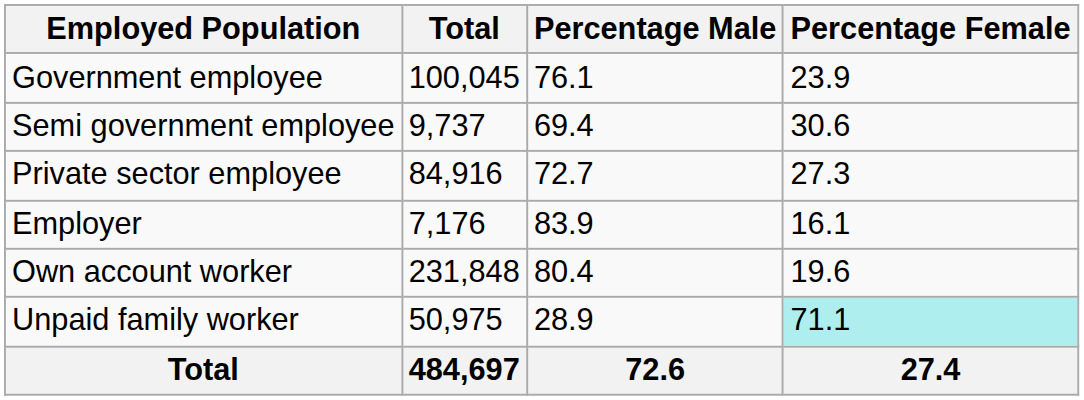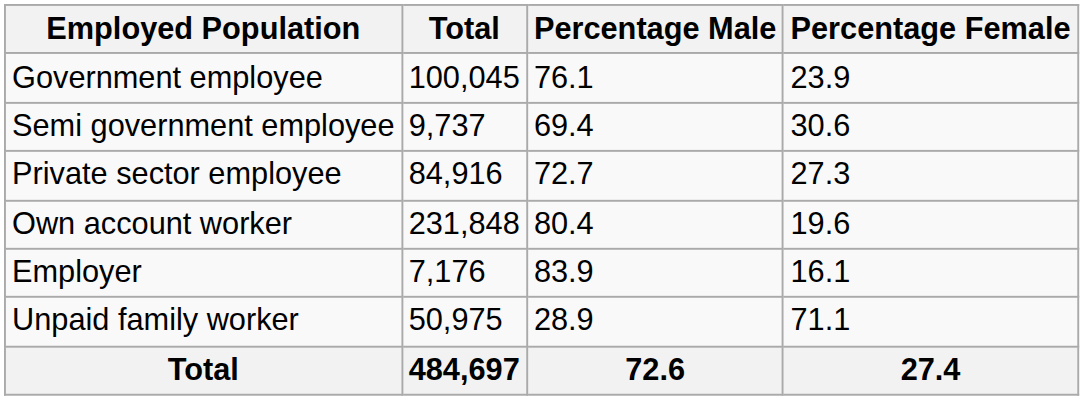rows swapped: (77, 223) <-> (152, 272)
(820, 321) paleturquoise background -> (820, 321) no background
